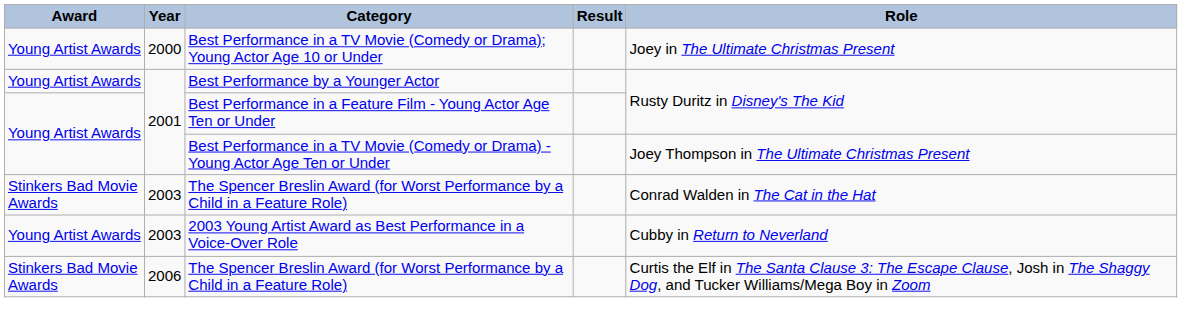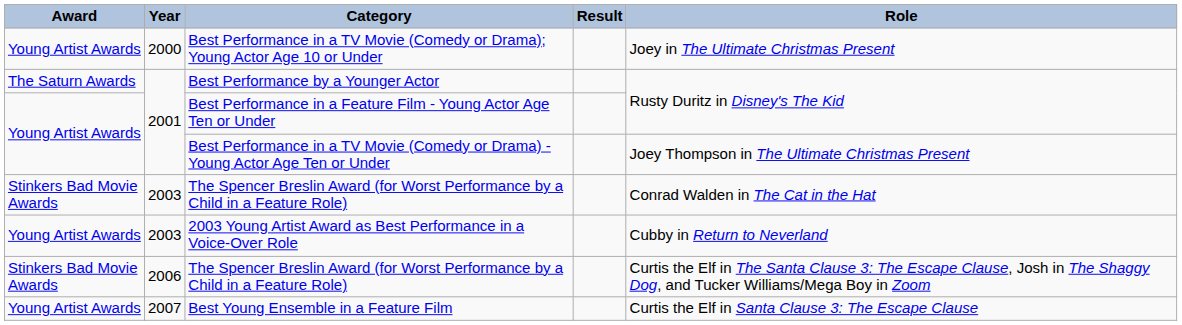(74, 81) Young Artist Awards -> (72, 81) The Saturn Awards
+ row: (165, 308)
